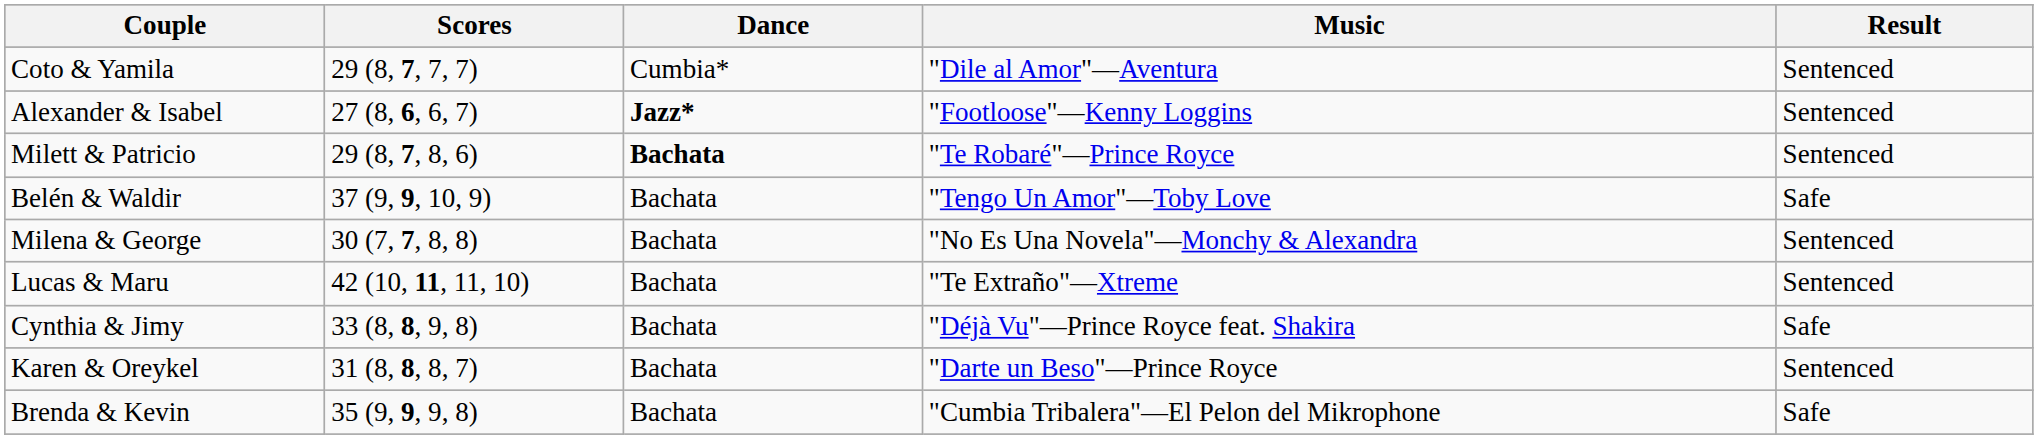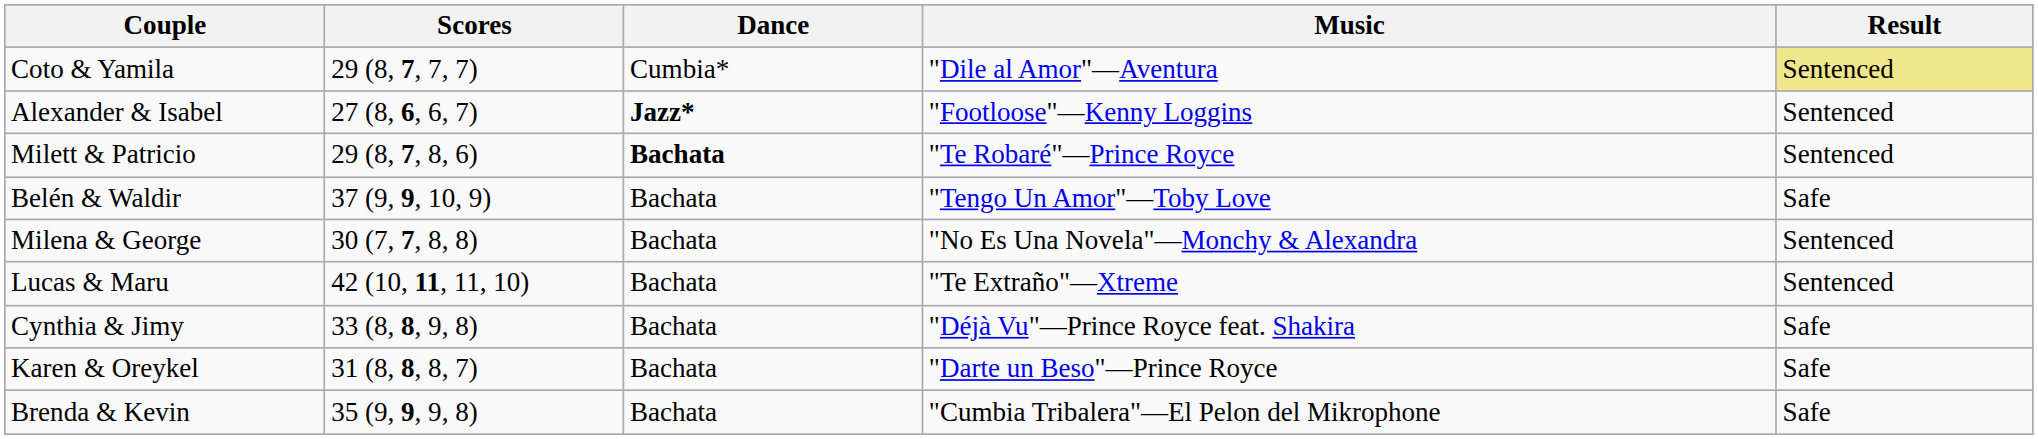(1838, 68) no background -> (1838, 68) khaki background
(1838, 369) Sentenced -> (1807, 369) Safe
